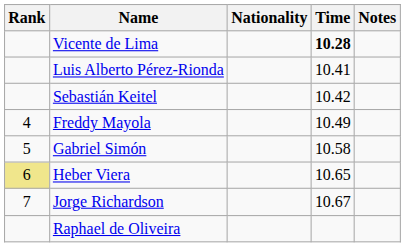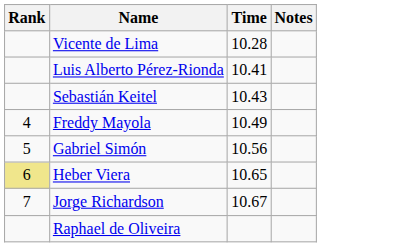- column: (269, 17)
(333, 44) bold -> (249, 44) normal
(333, 96) 10.42 -> (249, 96) 10.43
(333, 149) 10.58 -> (249, 149) 10.56
